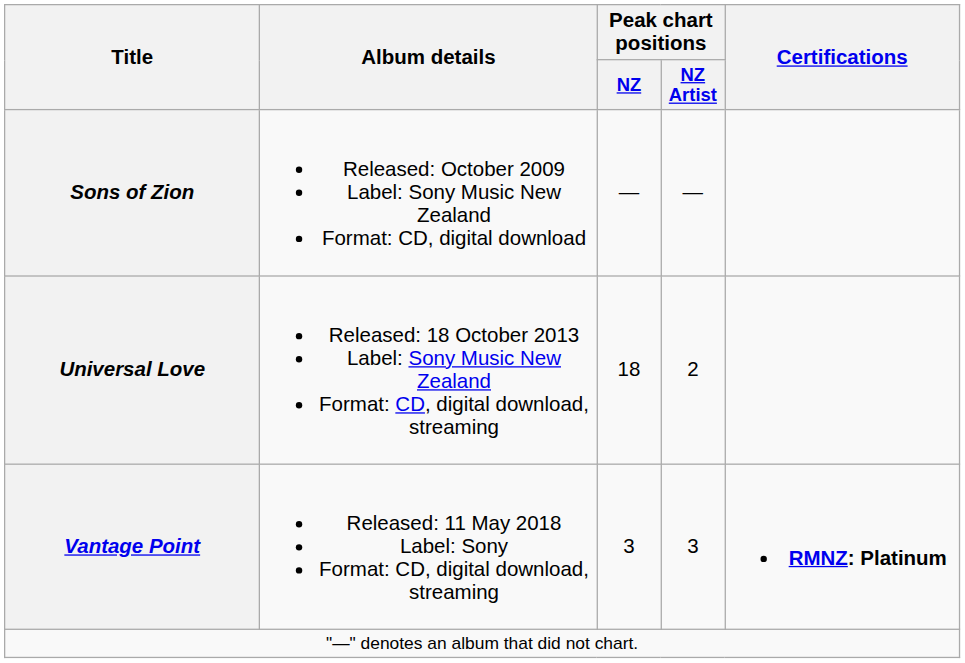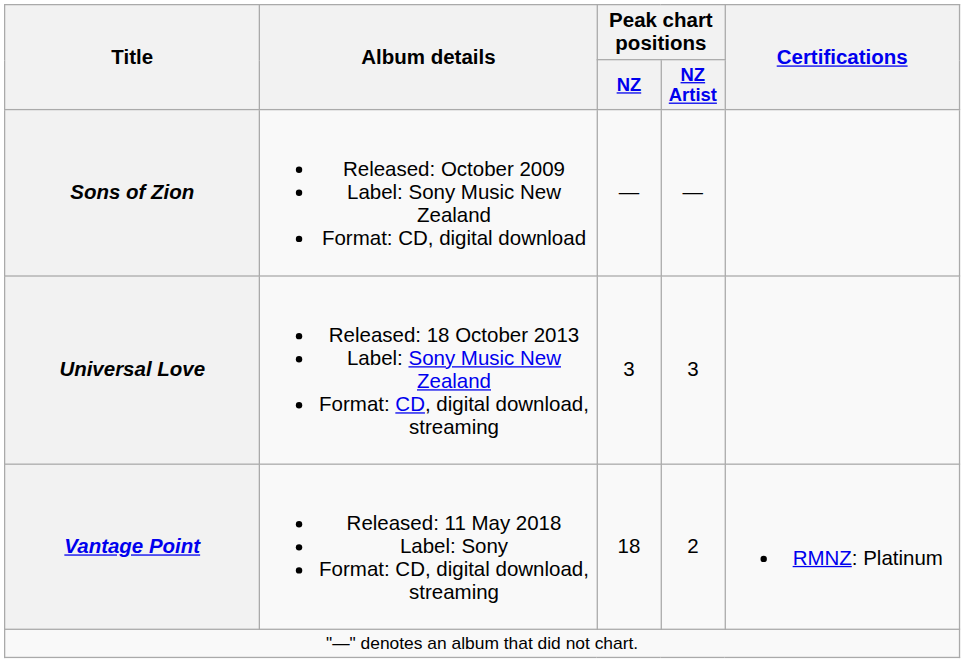(629, 369) 18 -> (629, 369) 3
(693, 369) 2 -> (693, 369) 3
(629, 546) 3 -> (629, 546) 18
(693, 546) 3 -> (693, 546) 2
(842, 558) bold -> (842, 558) normal
